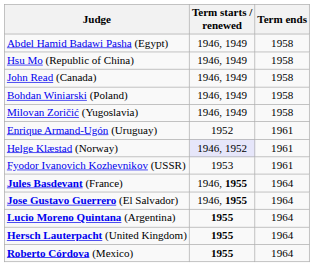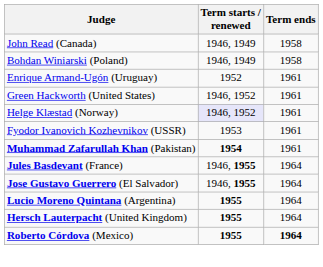- row: (88, 43)
- row: (70, 60)
- row: (73, 113)
+ row: (81, 95)
+ row: (101, 148)
(282, 253) normal -> (291, 235) bold
